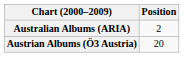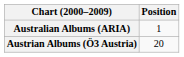(159, 28) 2 -> (159, 28) 1
